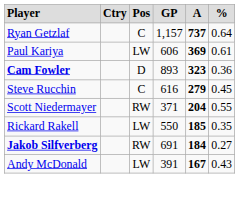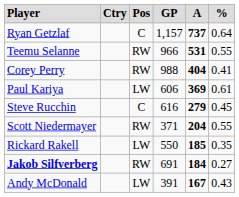+ row: (43, 51)
+ row: (36, 70)
- row: (38, 70)
